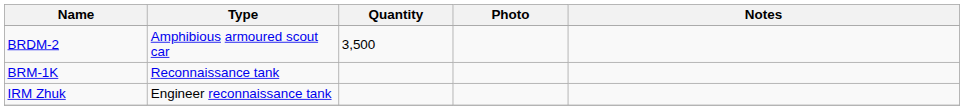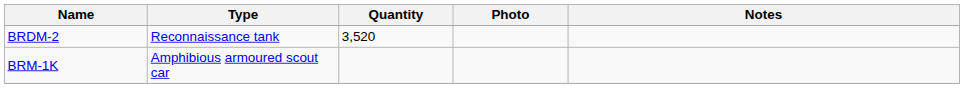(234, 44) Amphibious armoured scout car -> (215, 36) Reconnaissance tank
(358, 44) 3,500 -> (358, 36) 3,520
(215, 72) Reconnaissance tank -> (234, 65) Amphibious armoured scout car
- row: (37, 94)
